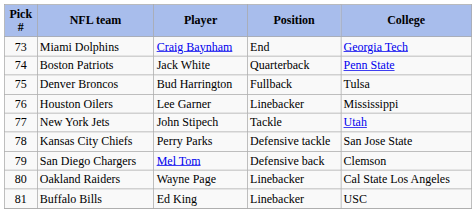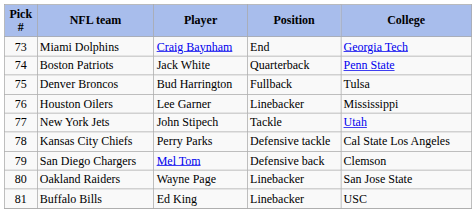(378, 141) San Jose State -> (397, 141) Cal State Los Angeles
(397, 179) Cal State Los Angeles -> (378, 179) San Jose State
